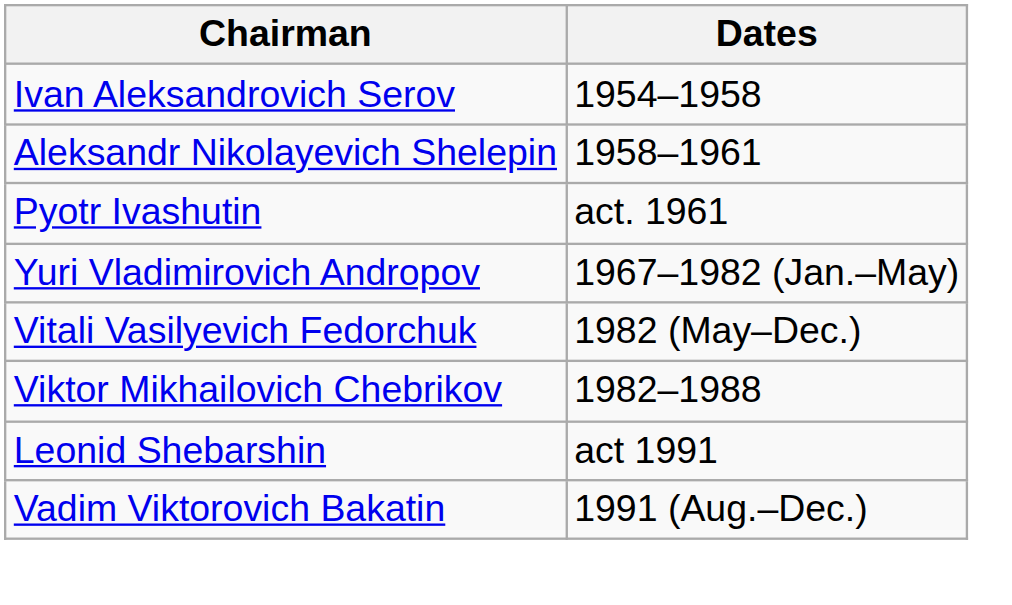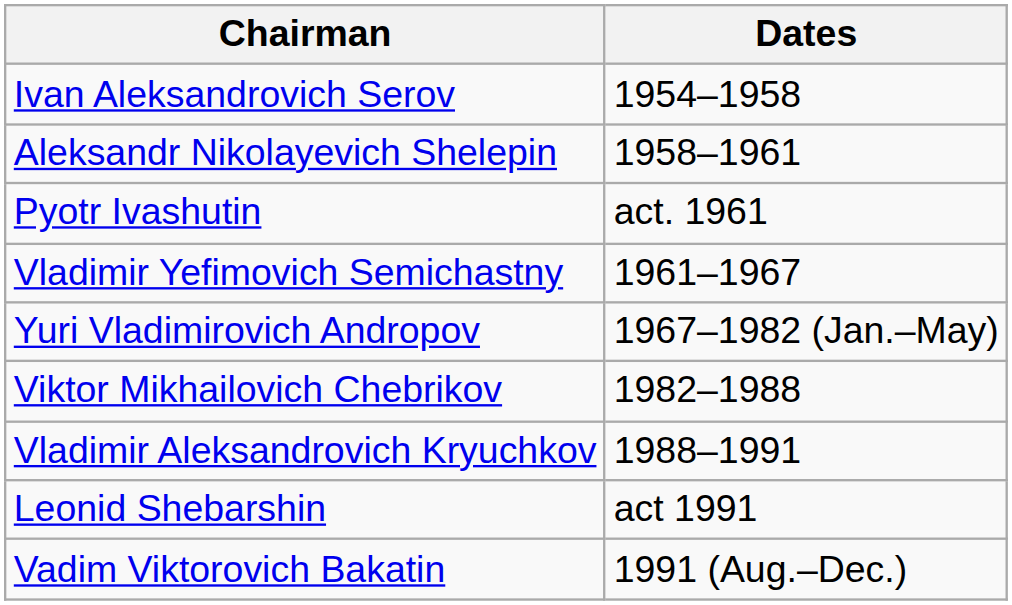+ row: (288, 271)
- row: (245, 331)
+ row: (305, 449)
